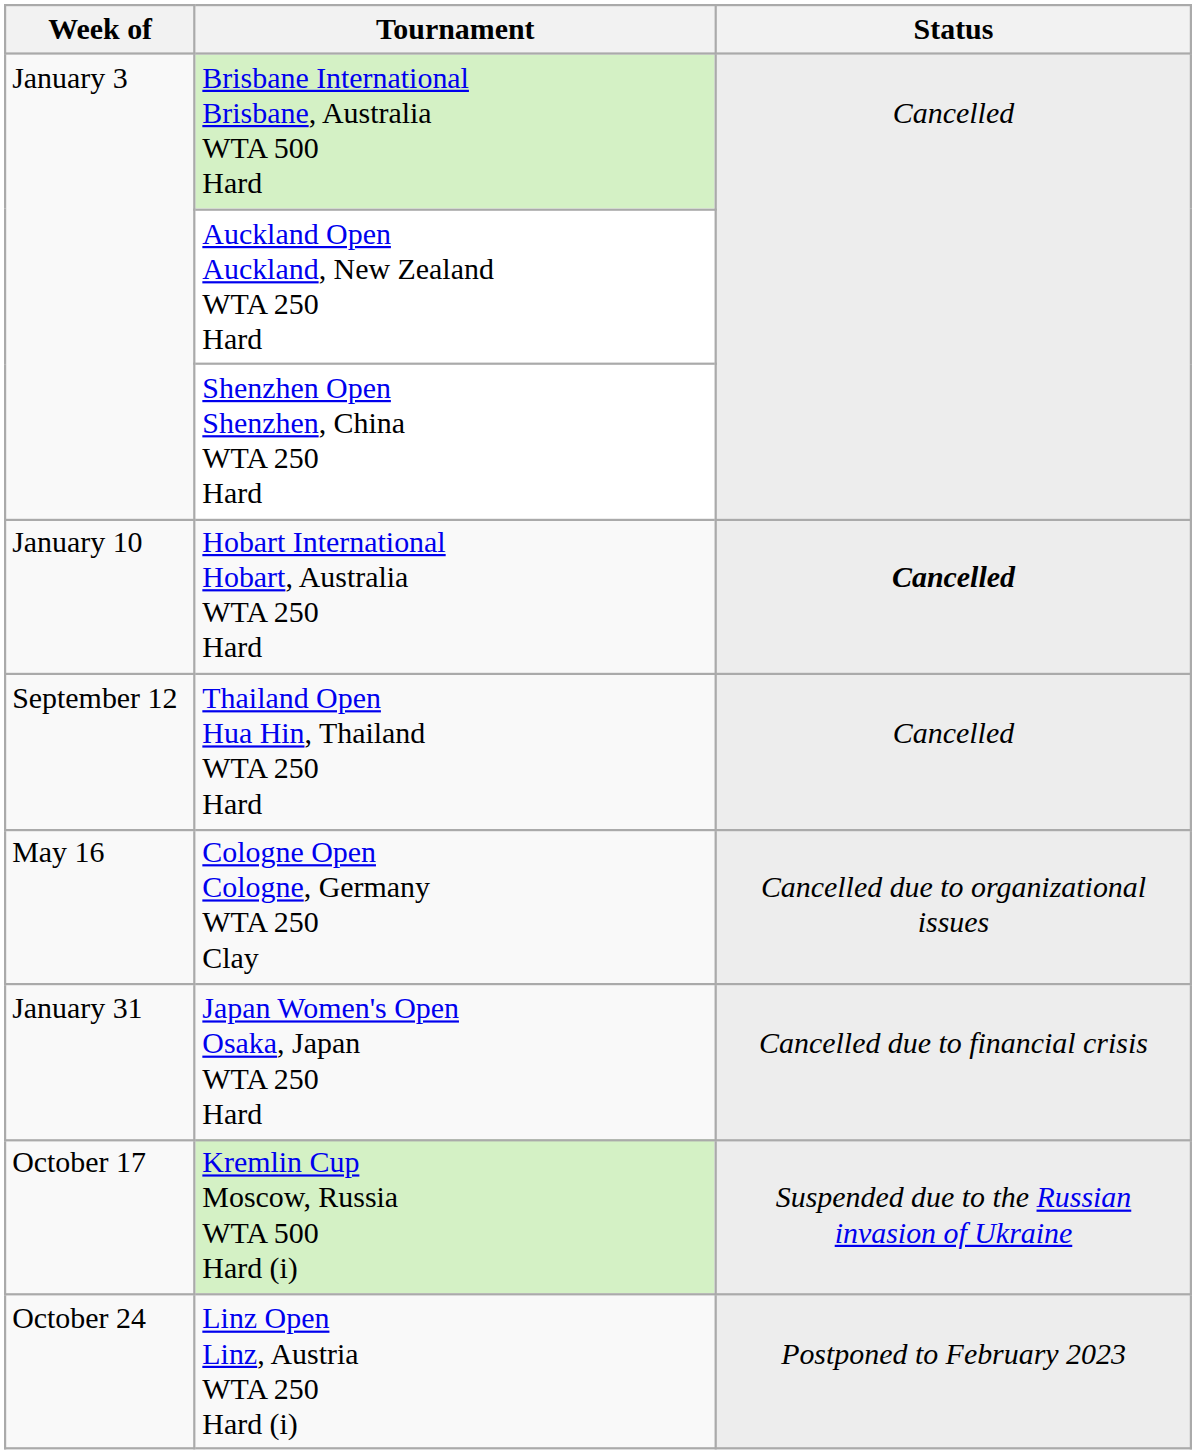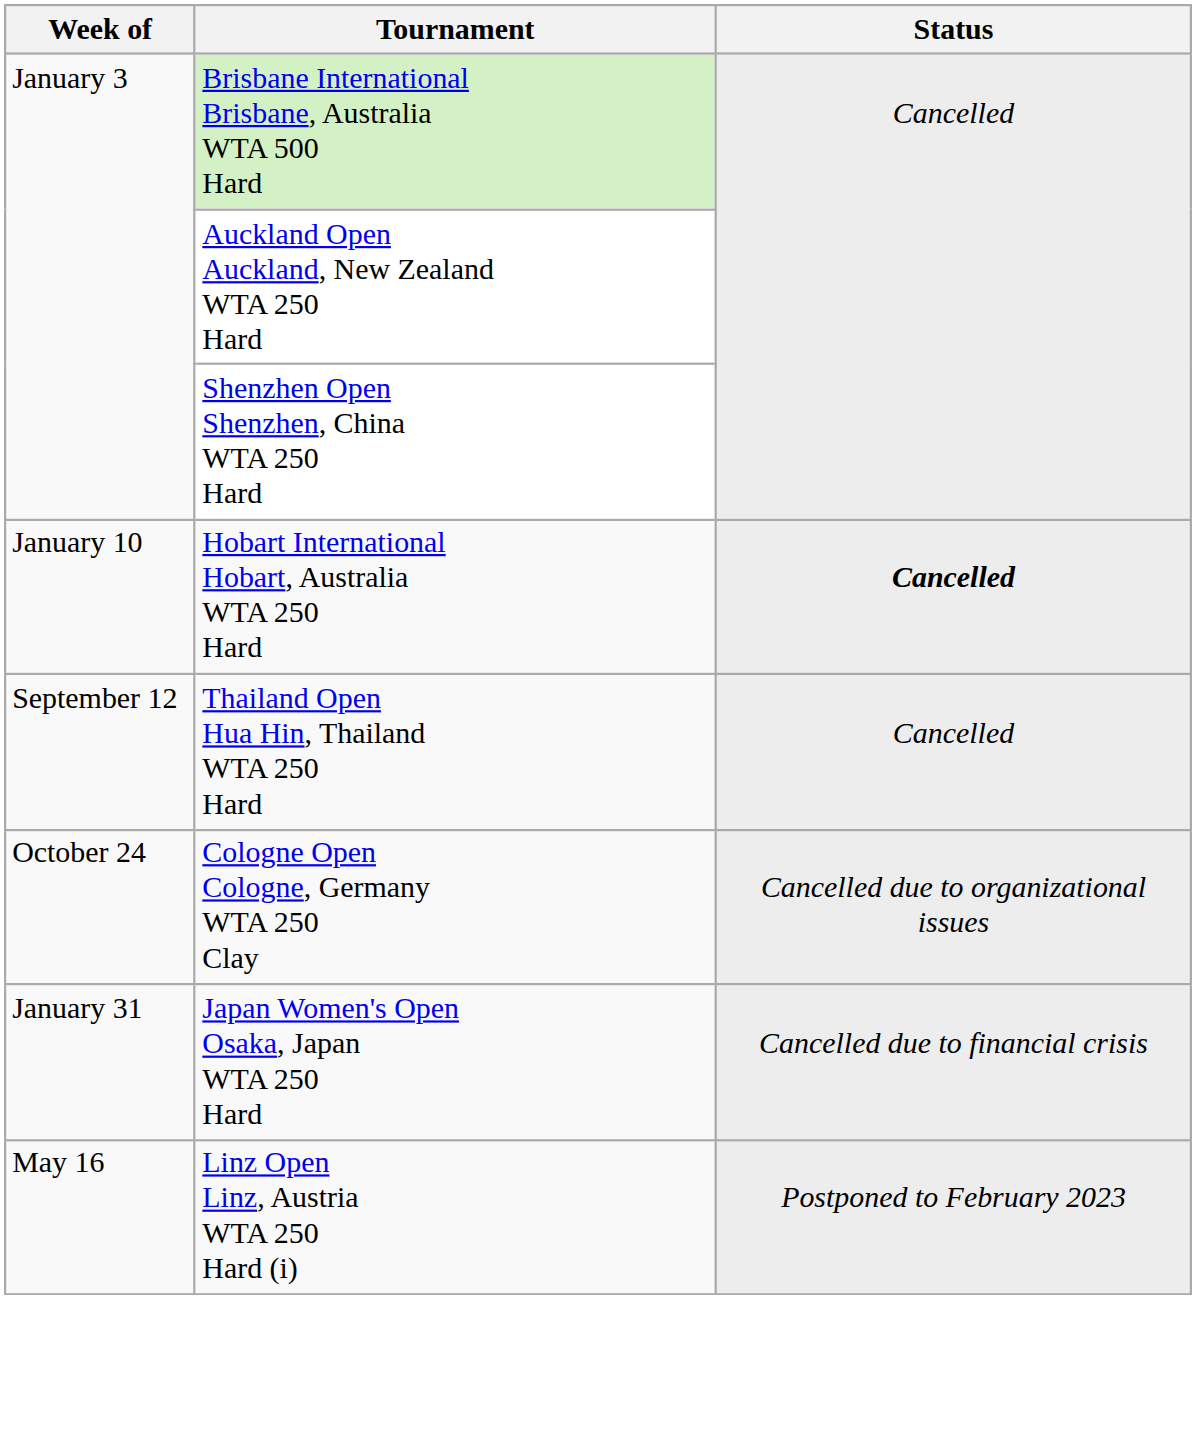(58, 852) May 16 -> (79, 852) October 24
- row: (300, 1215)
(79, 1317) October 24 -> (58, 1162) May 16
